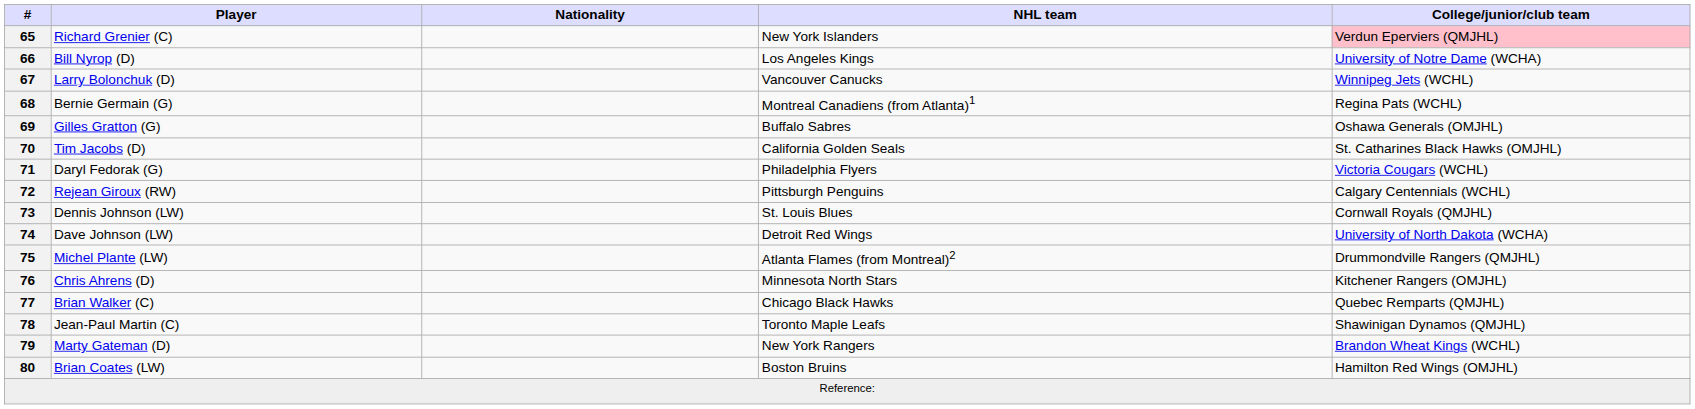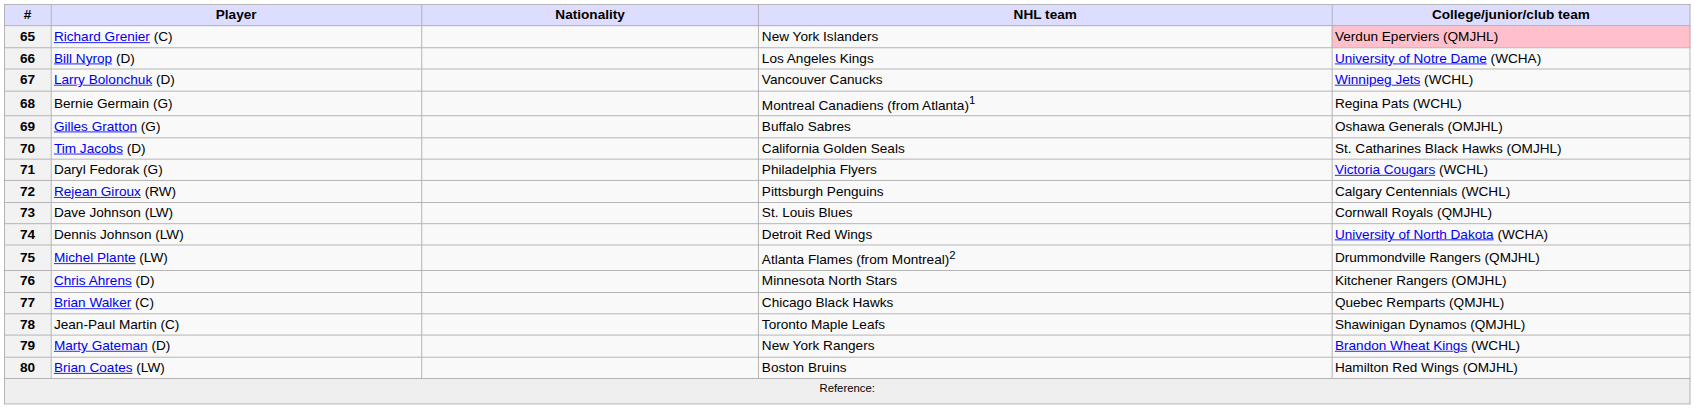(119, 213) Dennis Johnson (LW) -> (113, 213) Dave Johnson (LW)
(113, 234) Dave Johnson (LW) -> (119, 234) Dennis Johnson (LW)
